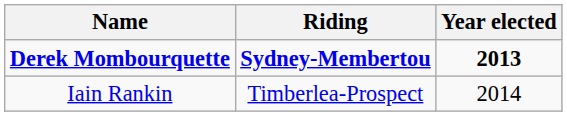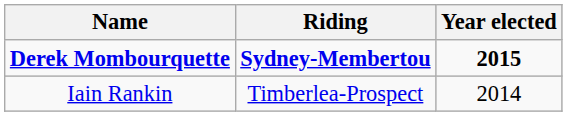(499, 57) 2013 -> (499, 57) 2015
